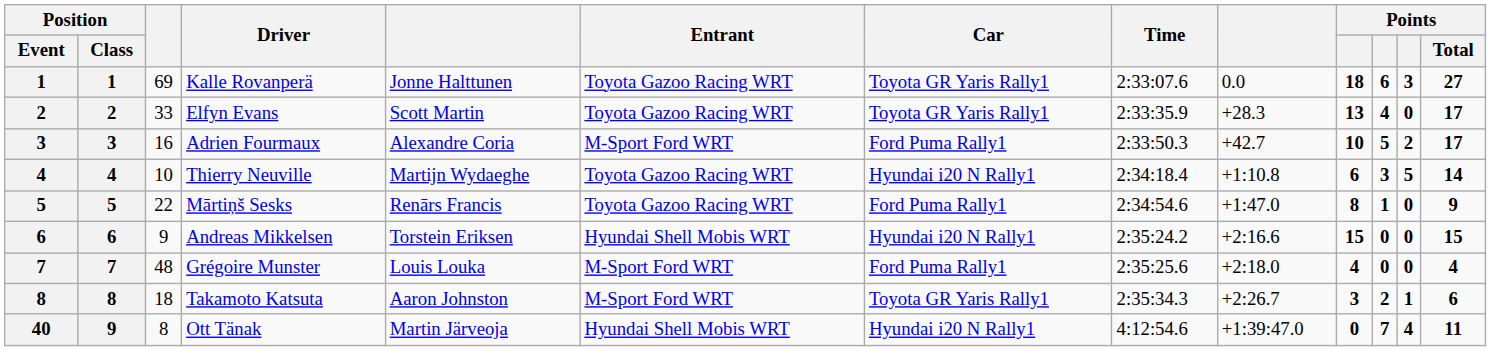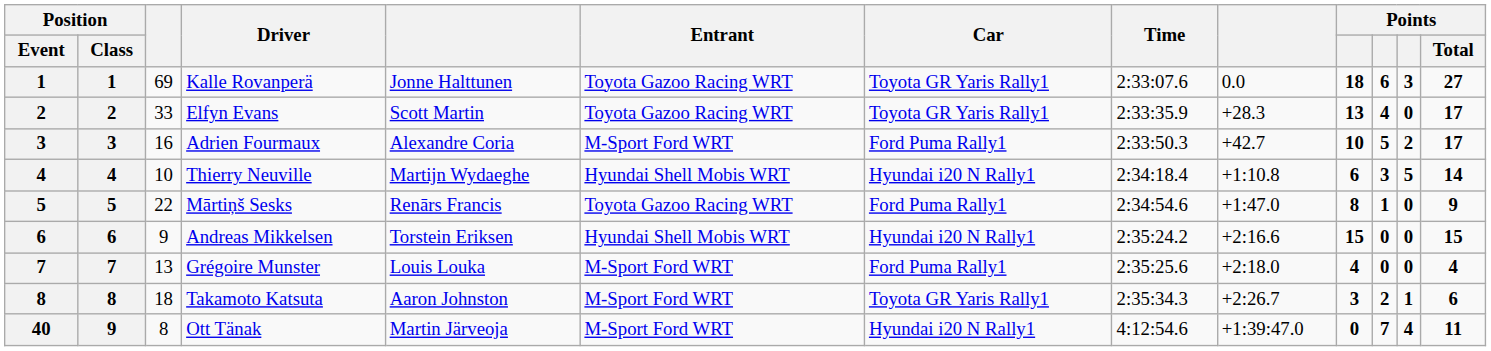(689, 174) Toyota Gazoo Racing WRT -> (687, 174) Hyundai Shell Mobis WRT
(164, 267) 48 -> (164, 267) 13
(687, 329) Hyundai Shell Mobis WRT -> (659, 329) M-Sport Ford WRT
